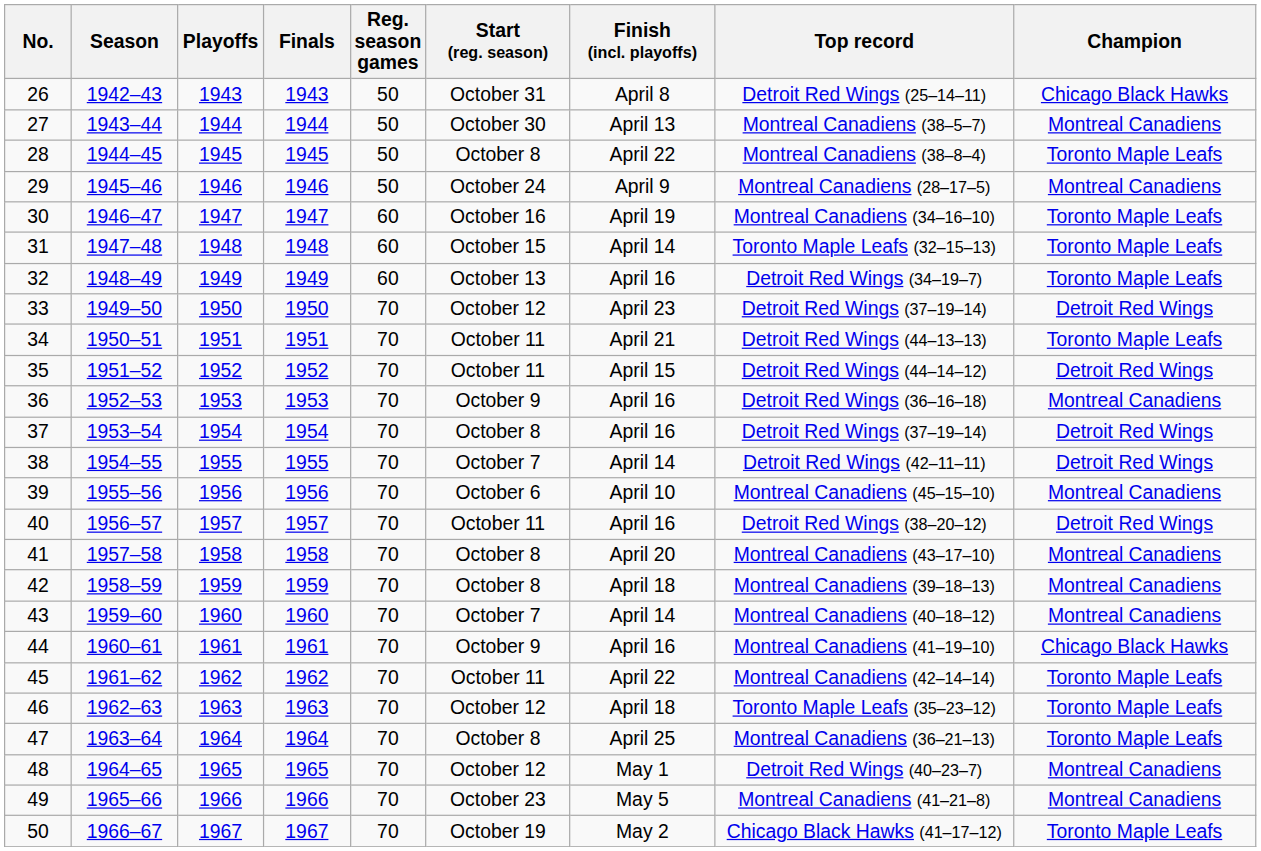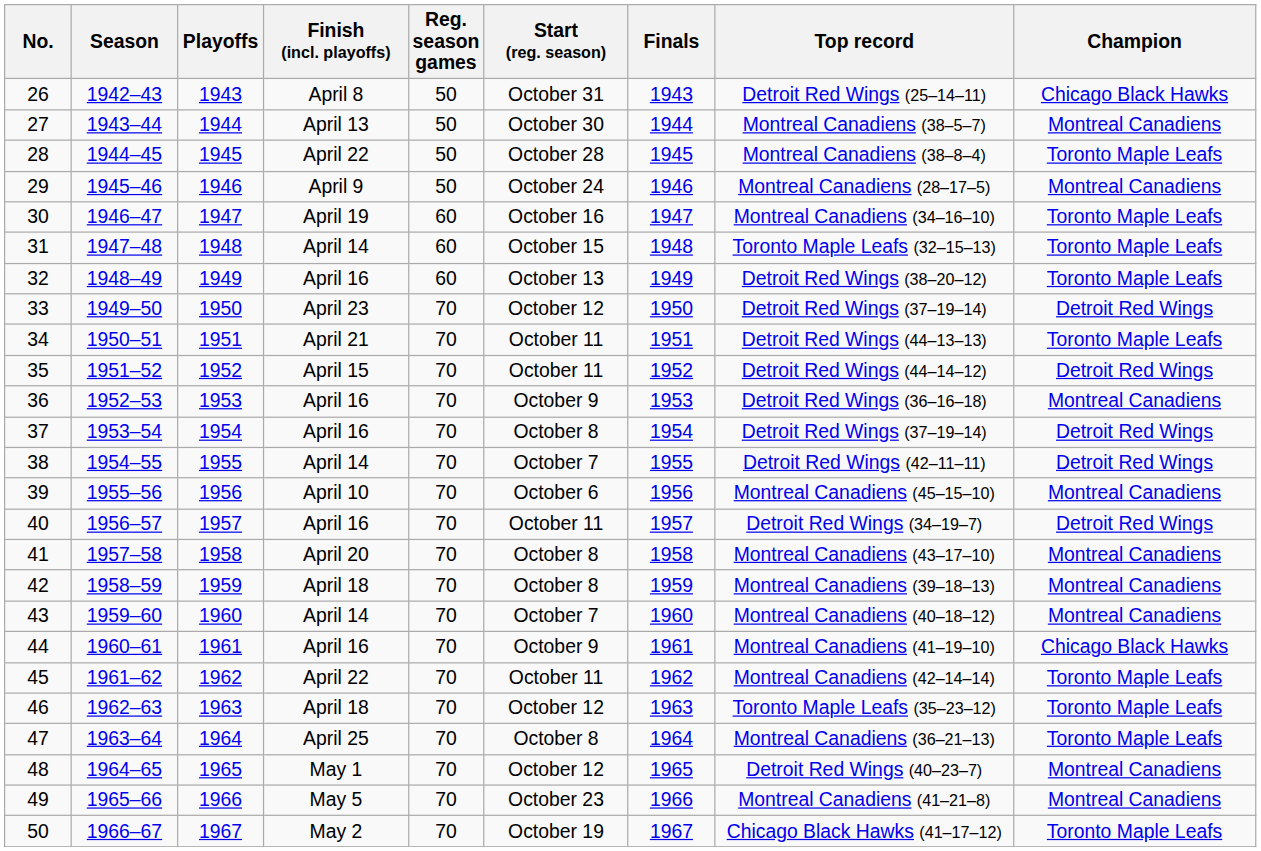columns swapped: (307, 41) <-> (642, 41)
(498, 155) October 8 -> (556, 155) October 28
(864, 278) Detroit Red Wings (34–19–7) -> (864, 278) Detroit Red Wings (38–20–12)
(864, 523) Detroit Red Wings (38–20–12) -> (864, 523) Detroit Red Wings (34–19–7)
